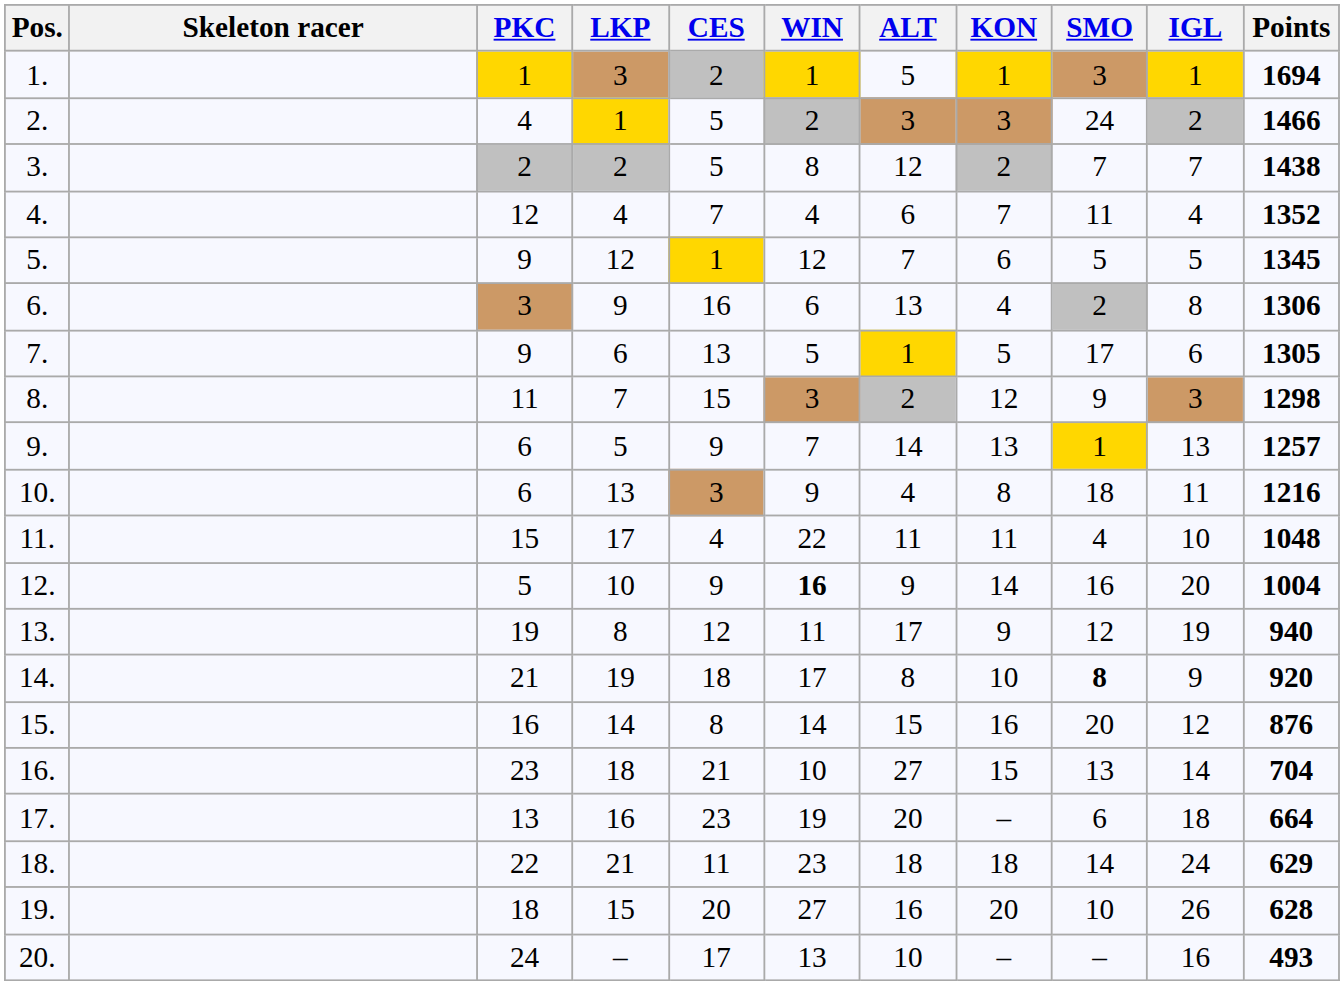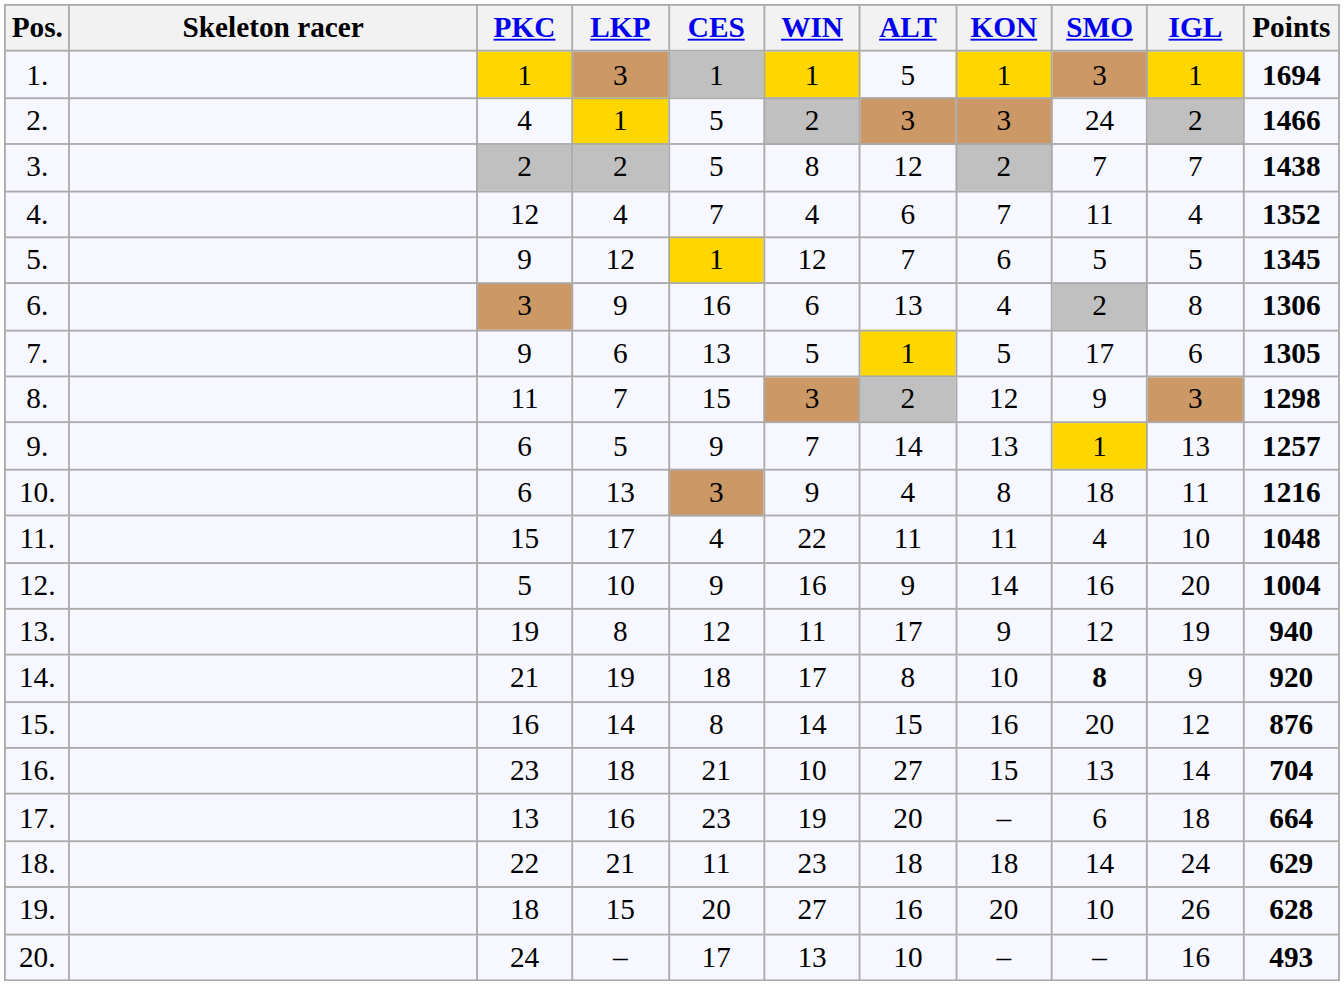(716, 74) 2 -> (716, 74) 1
(812, 584) bold -> (812, 584) normal
